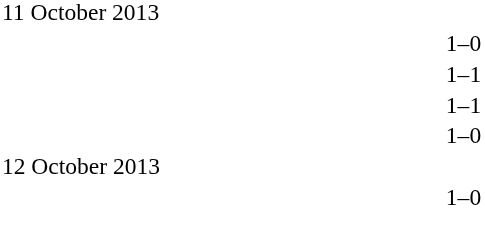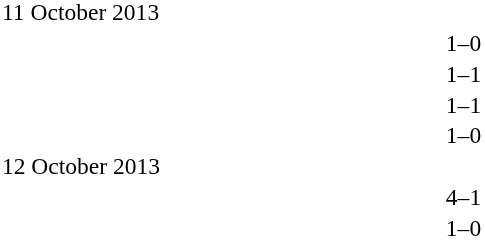+ row: (193, 198)
